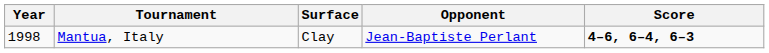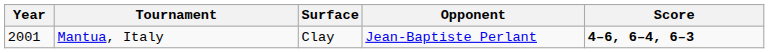(24, 37) 1998 -> (24, 37) 2001
